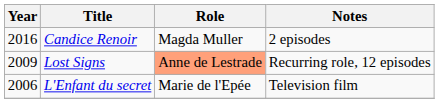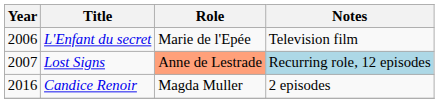rows swapped: (98, 86) <-> (90, 39)
(23, 62) 2009 -> (23, 62) 2007
(350, 62) no background -> (350, 62) lightblue background
